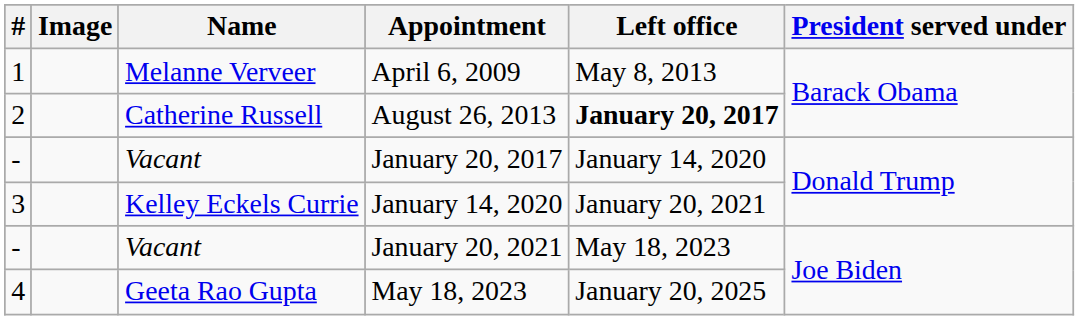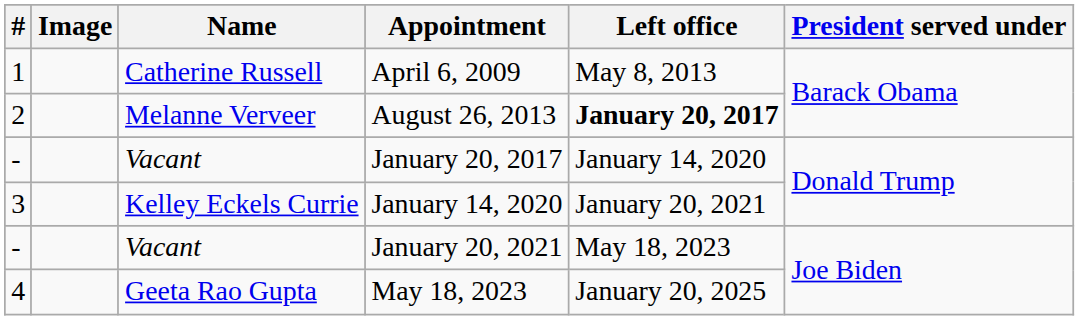(220, 70) Melanne Verveer -> (224, 70) Catherine Russell
(224, 114) Catherine Russell -> (220, 114) Melanne Verveer
